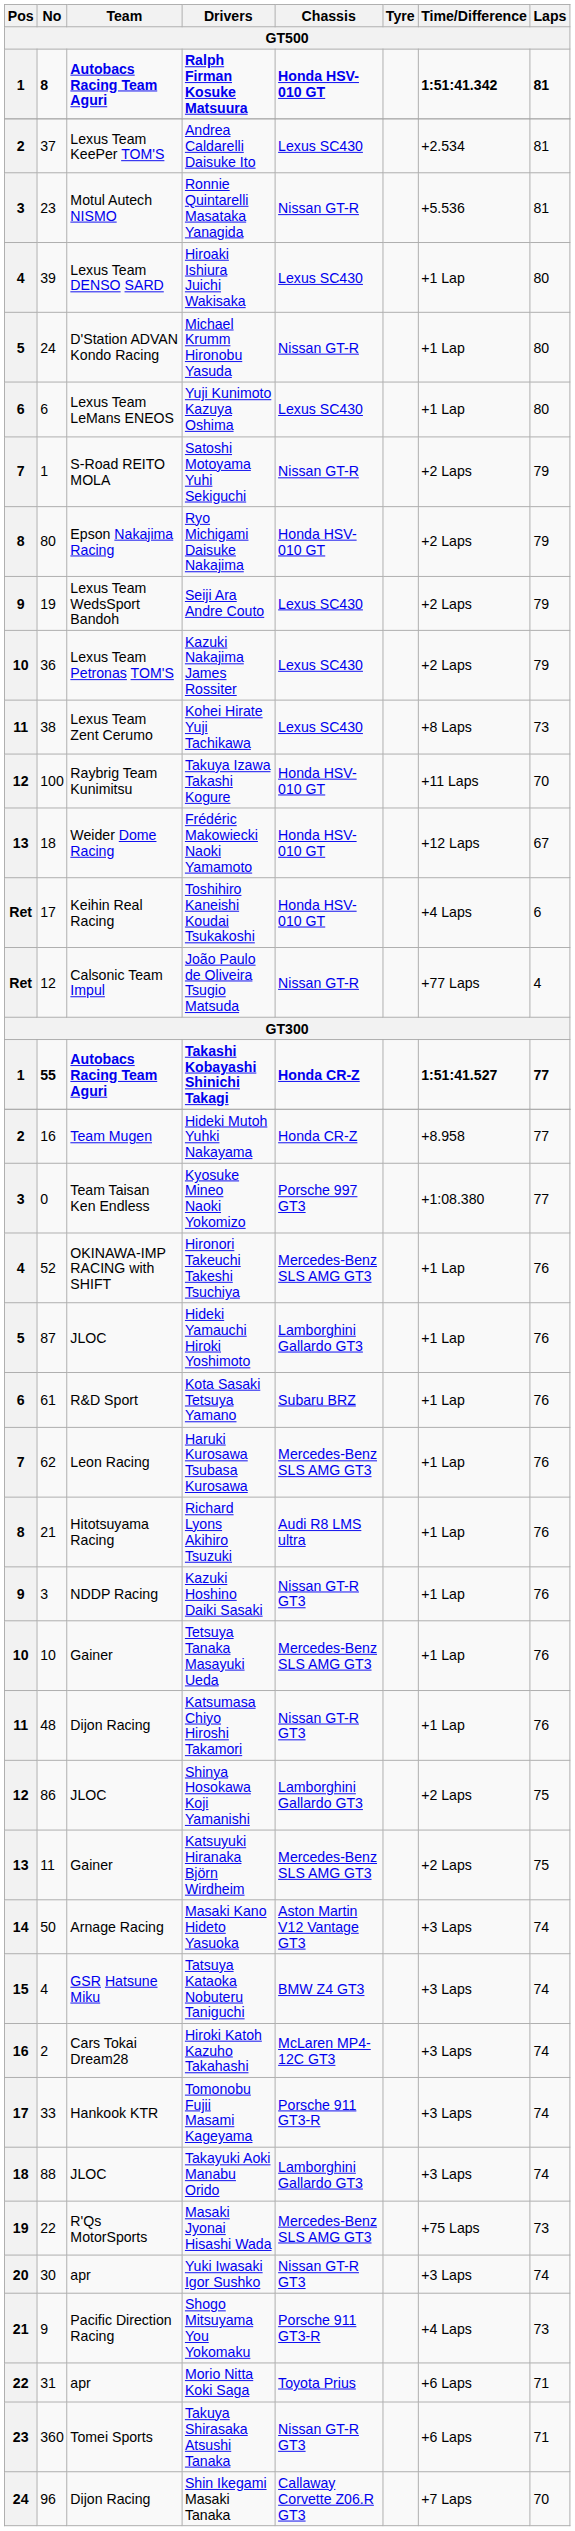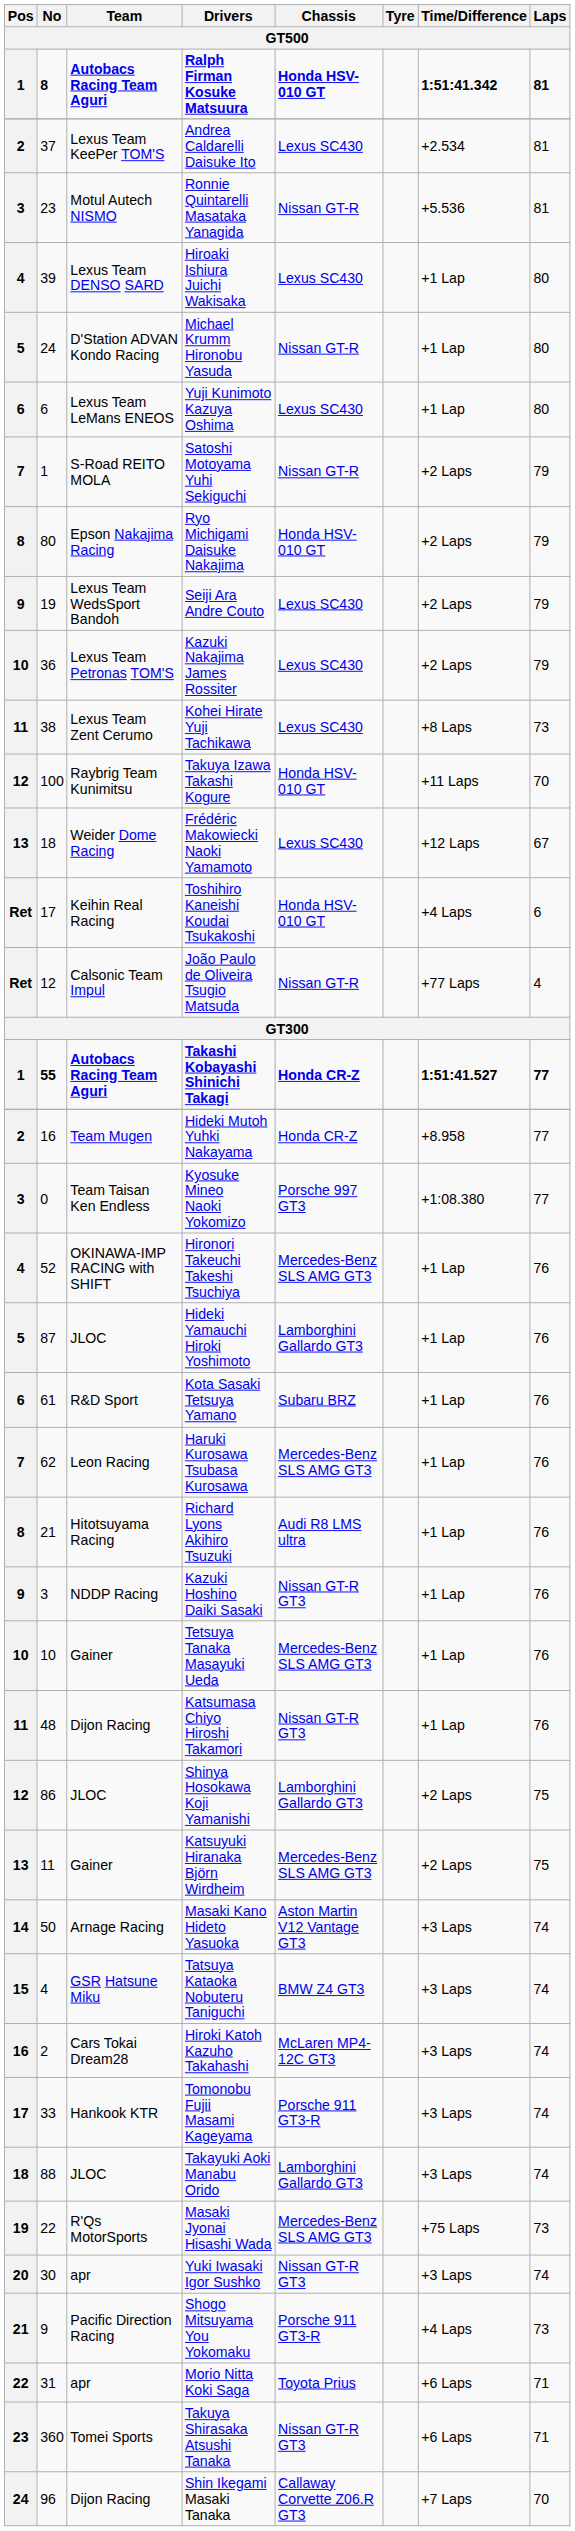(317, 843) Honda HSV-010 GT -> (321, 843) Lexus SC430
